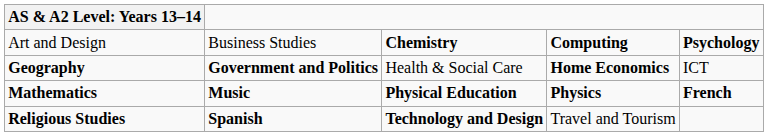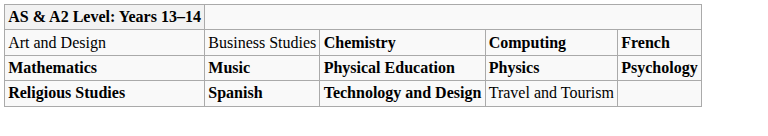(721, 42) Psychology -> (646, 42) French
- row: (46, 67)
(707, 93) French -> (659, 67) Psychology
